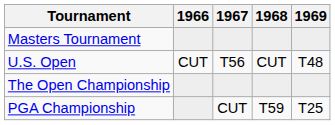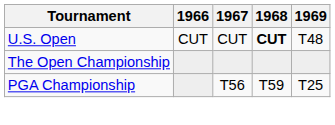- row: (74, 39)
(232, 62) T56 -> (232, 39) CUT
(271, 62) normal -> (271, 39) bold
(232, 109) CUT -> (232, 86) T56
